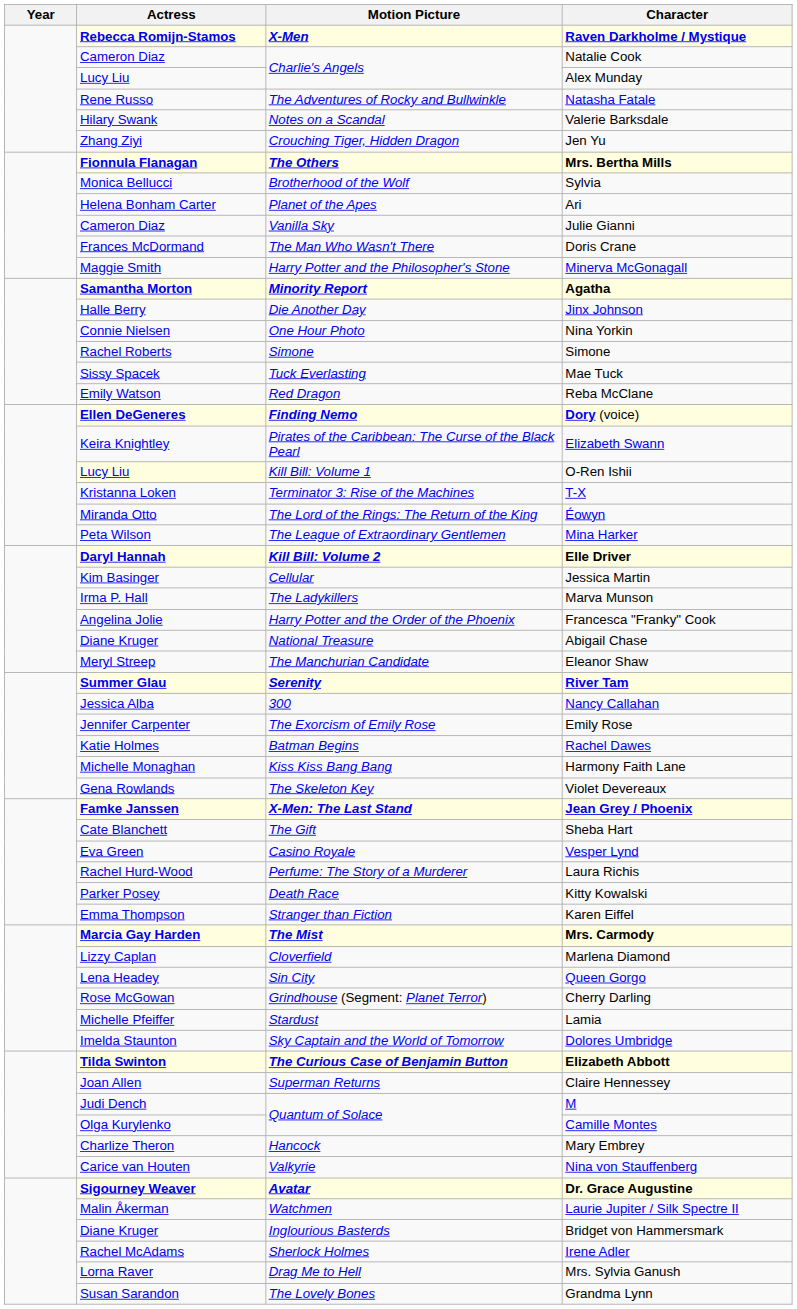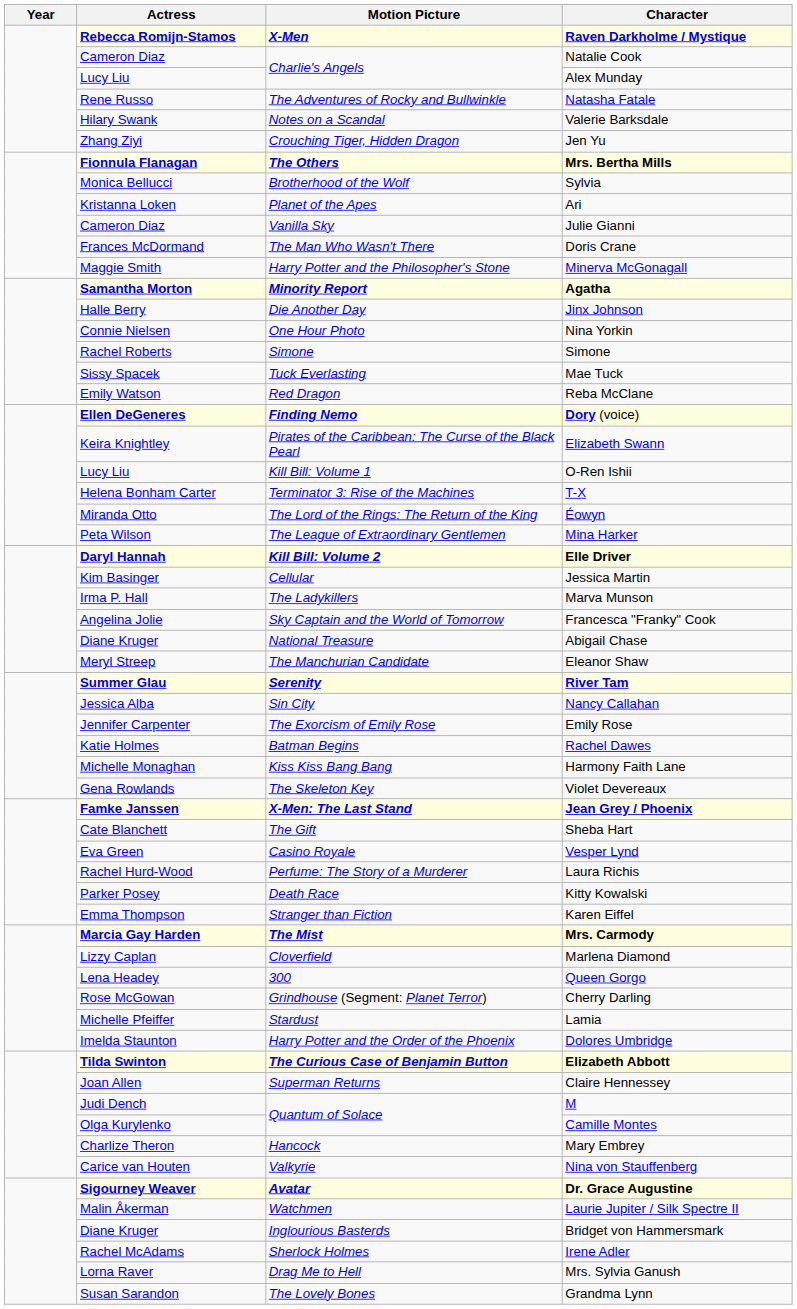(148, 204) Helena Bonham Carter -> (128, 204) Kristanna Loken
(105, 472) lightyellow background -> (105, 472) no background
(128, 493) Kristanna Loken -> (148, 493) Helena Bonham Carter
(392, 619) Harry Potter and the Order of the Phoenix -> (386, 619) Sky Captain and the World of Tomorrow
(280, 703) 300 -> (292, 703) Sin City
(292, 977) Sin City -> (280, 977) 300
(386, 1040) Sky Captain and the World of Tomorrow -> (392, 1040) Harry Potter and the Order of the Phoenix
